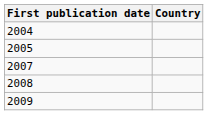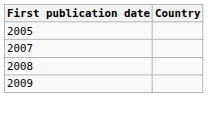- row: (20, 31)
